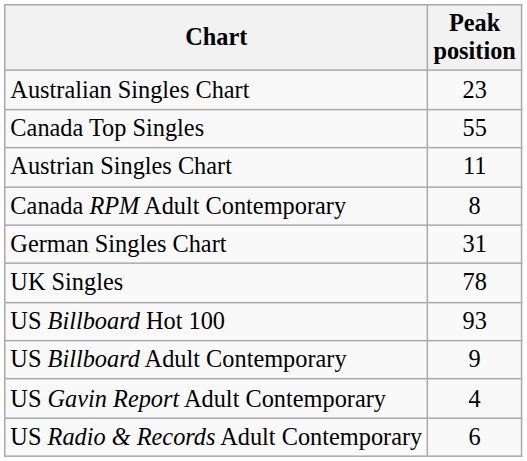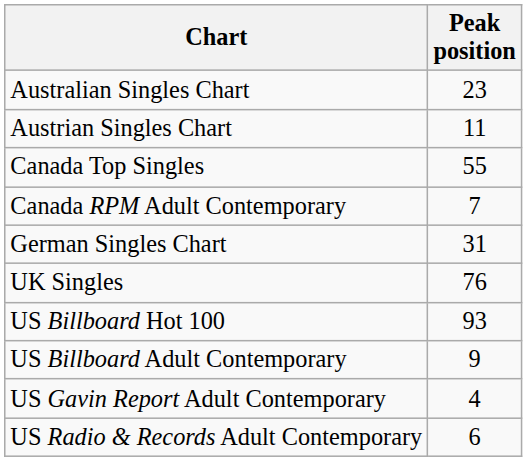rows swapped: (121, 166) <-> (107, 128)
(475, 205) 8 -> (475, 205) 7
(475, 282) 78 -> (475, 282) 76
